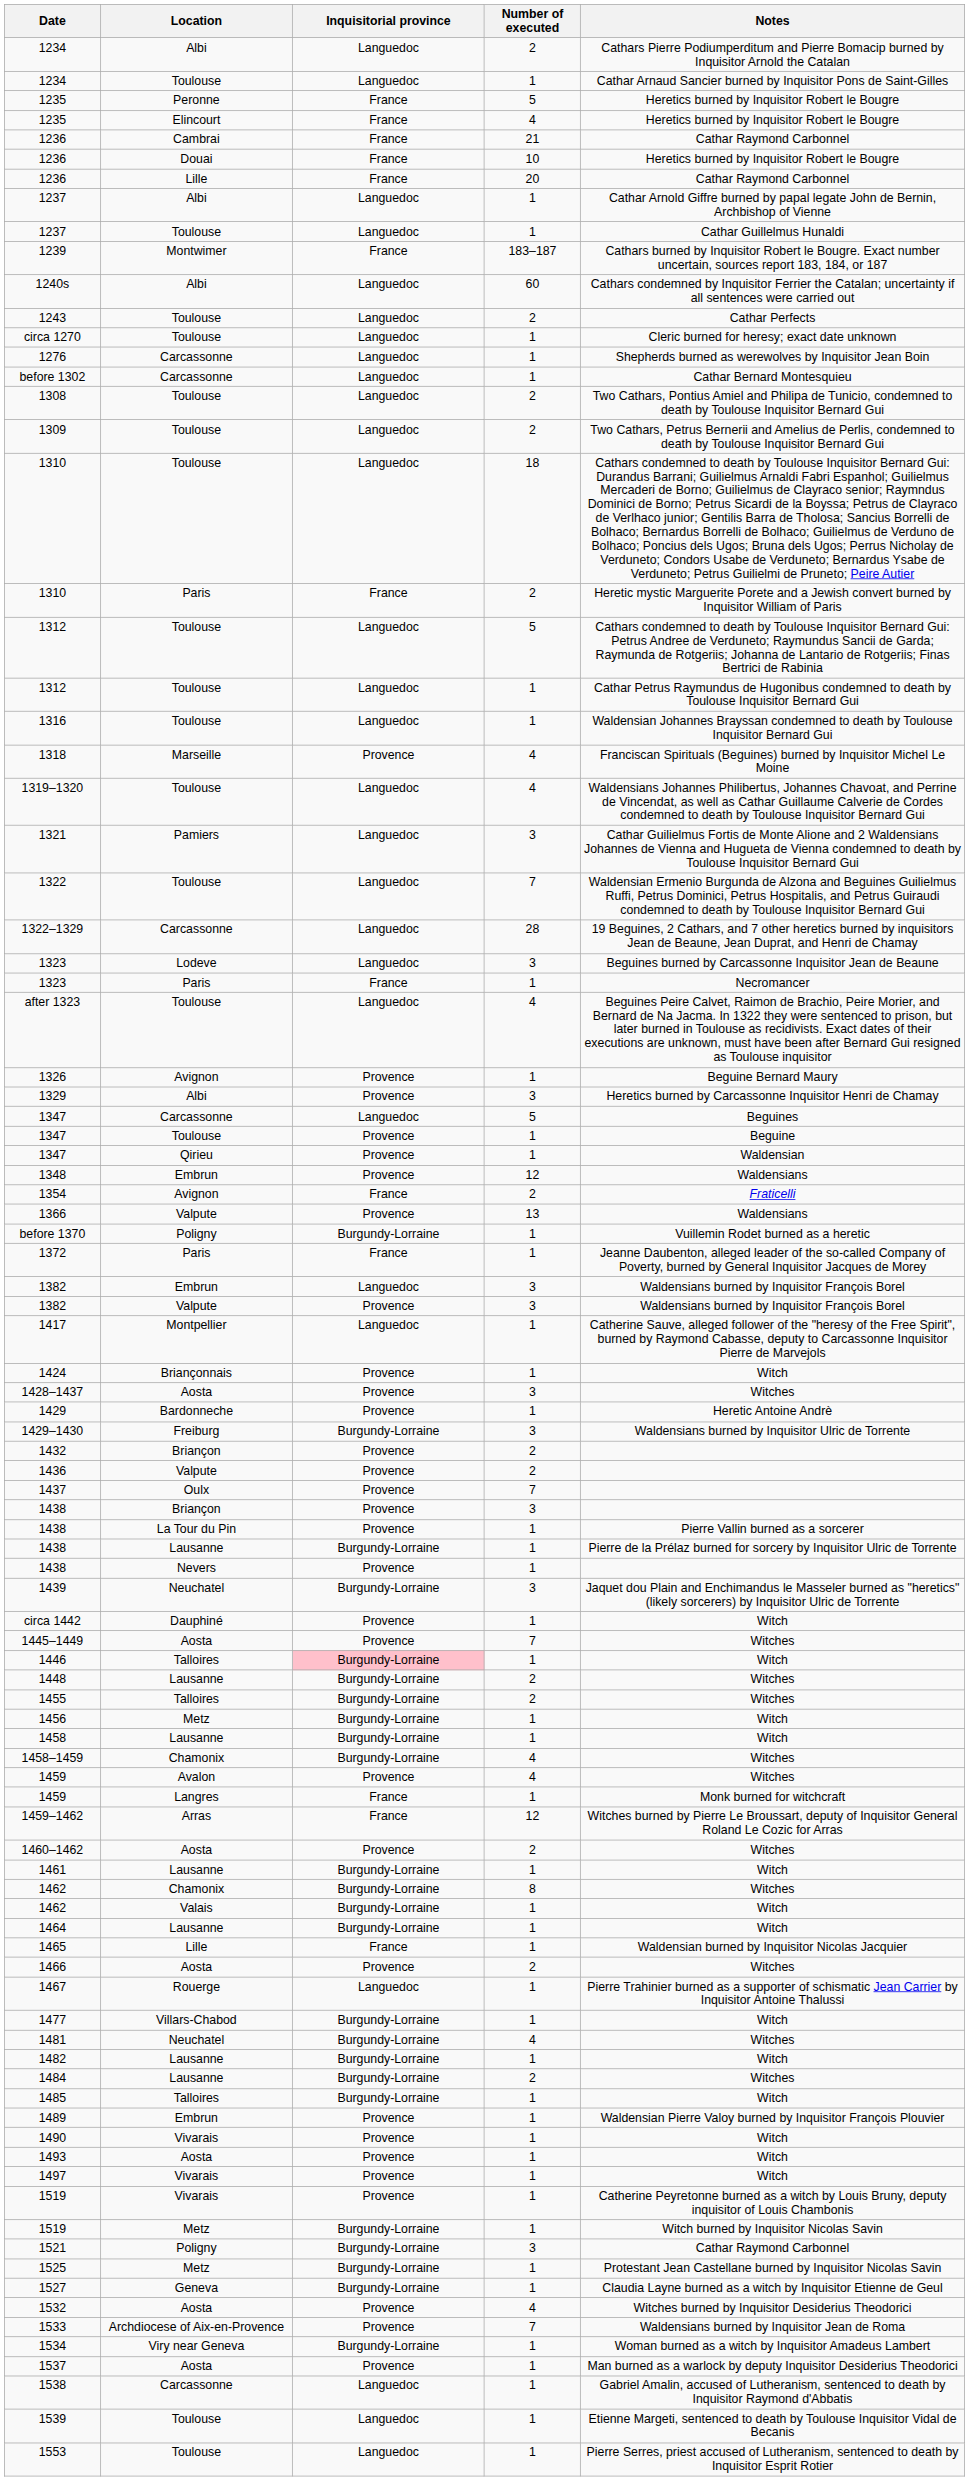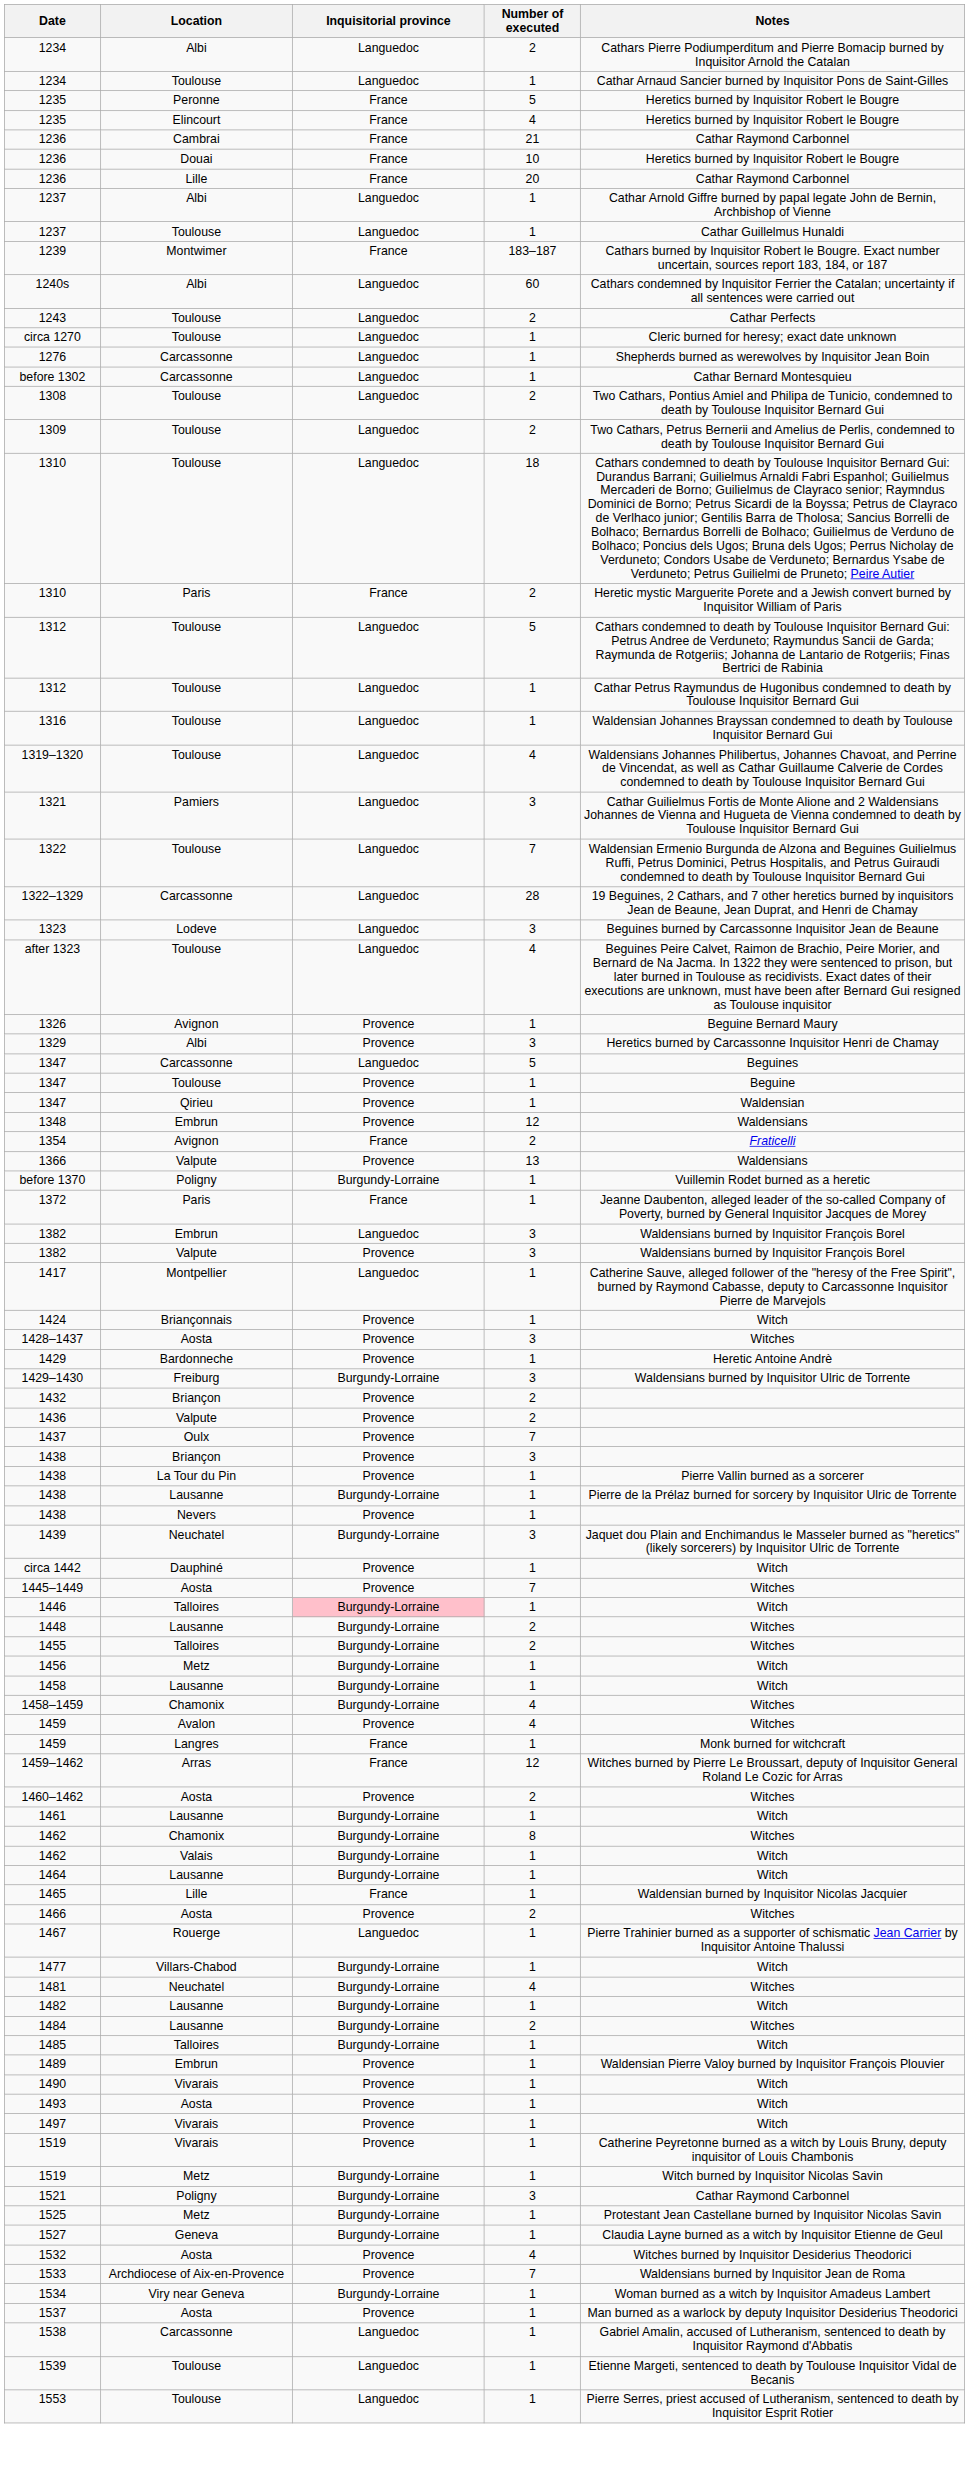- row: (52, 754)
- row: (52, 982)
